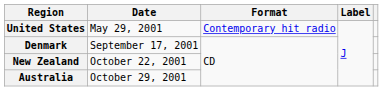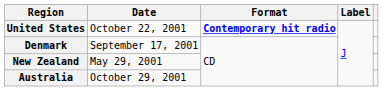(126, 29) May 29, 2001 -> (138, 29) October 22, 2001
(269, 29) normal -> (269, 29) bold
(138, 61) October 22, 2001 -> (126, 61) May 29, 2001
